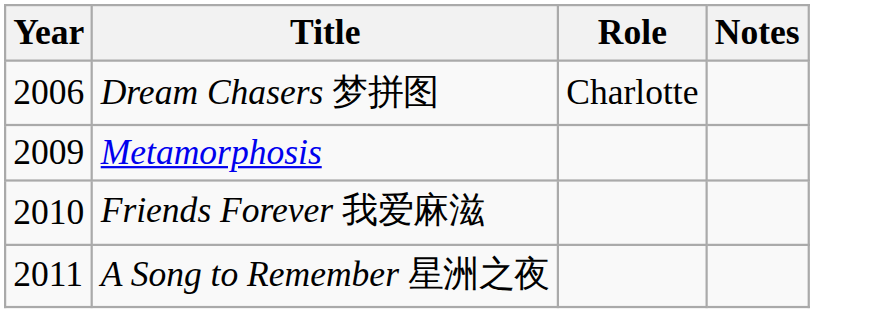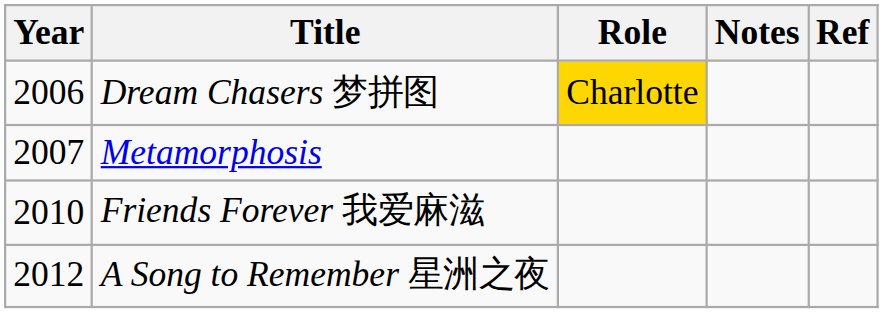+ column: (843, 32)
(632, 92) no background -> (632, 92) gold background
(49, 151) 2009 -> (49, 151) 2007
(48, 274) 2011 -> (49, 274) 2012
